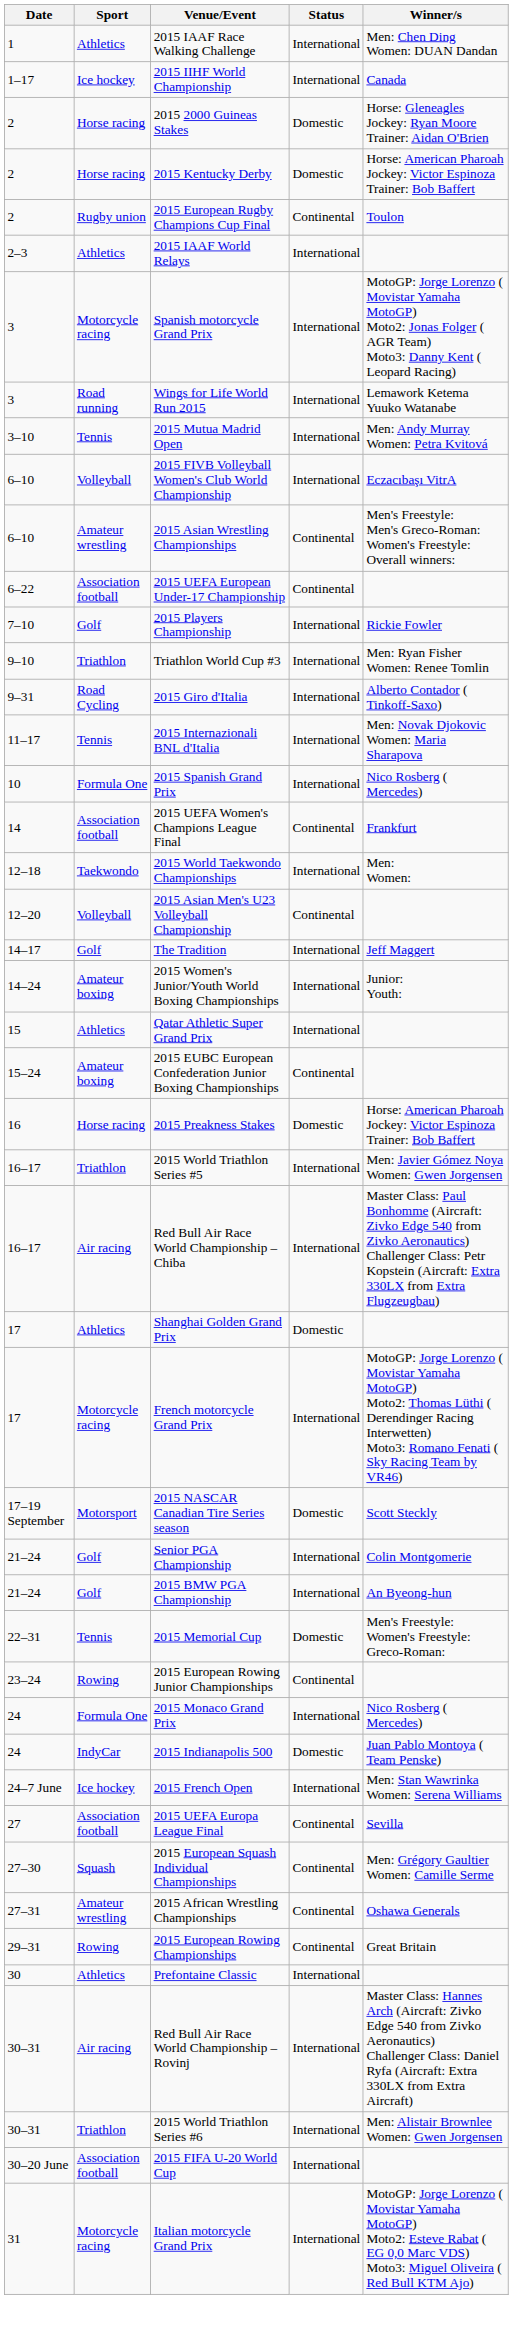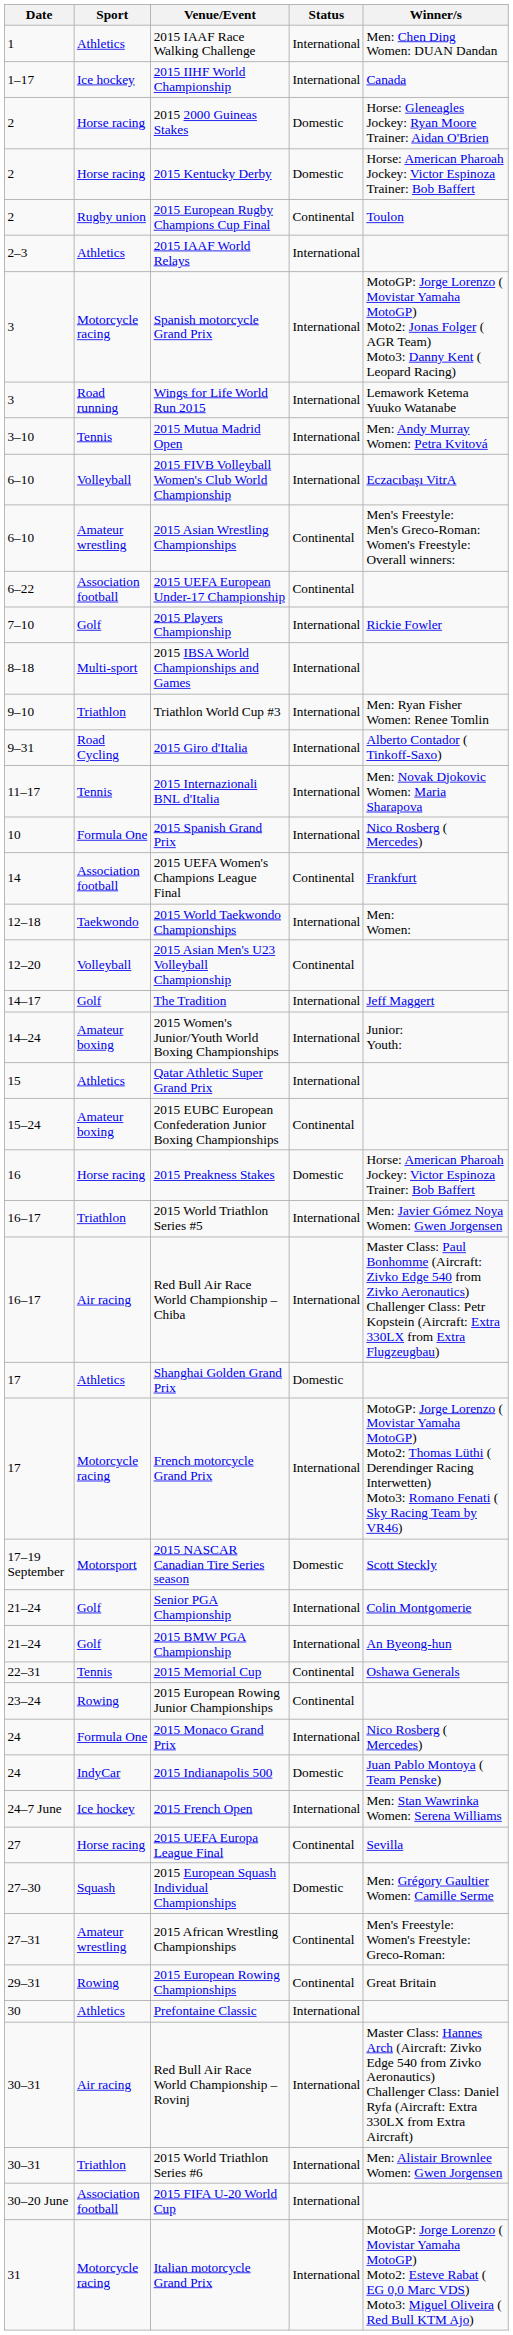+ row: (206, 668)
(318, 1636) Domestic -> (323, 1672) Continental
(419, 1636) Men's Freestyle: Women's Freestyle: Greco-Roman: -> (413, 1672) Oshawa Generals
(108, 1823) Association football -> (111, 1844) Horse racing
(323, 1867) Continental -> (318, 1888) Domestic
(413, 1910) Oshawa Generals -> (419, 1939) Men's Freestyle: Women's Freestyle: Greco-Roman:
